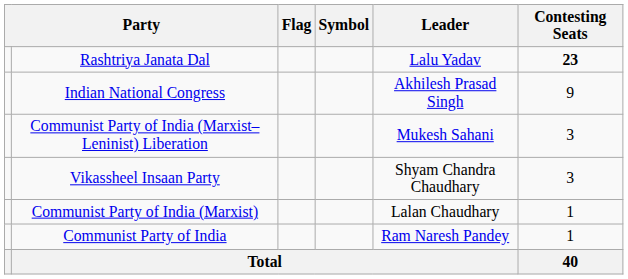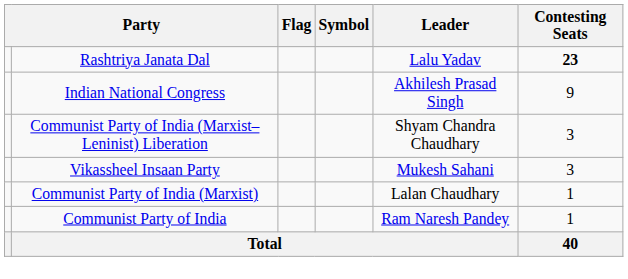(445, 135) Mukesh Sahani -> (445, 135) Shyam Chandra Chaudhary
(445, 178) Shyam Chandra Chaudhary -> (445, 169) Mukesh Sahani
